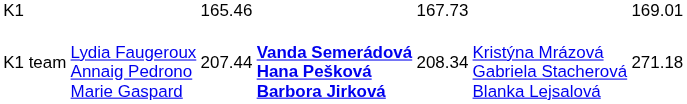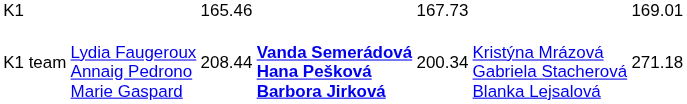(226, 62) 207.44 -> (226, 62) 208.44
(442, 62) 208.34 -> (442, 62) 200.34
